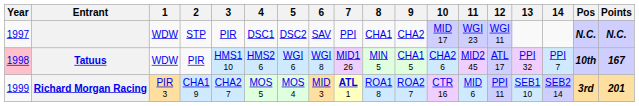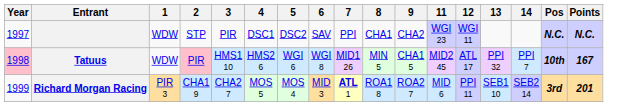- column: (443, 13)
(196, 61) no background -> (196, 61) pink background
